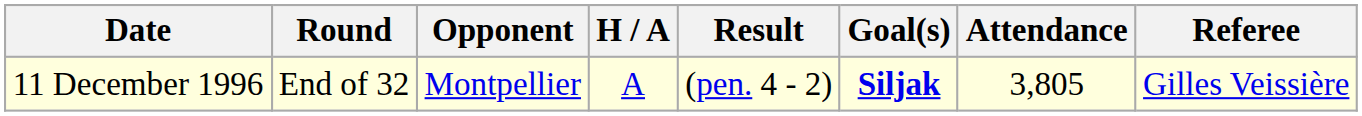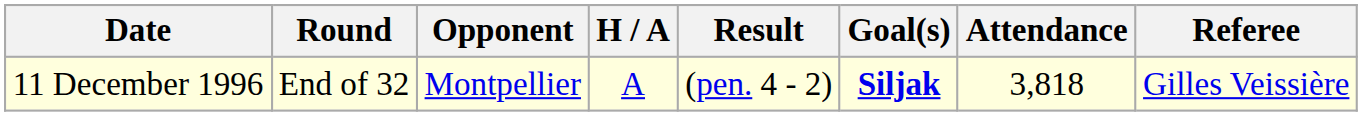(1047, 83) 3,805 -> (1047, 83) 3,818
